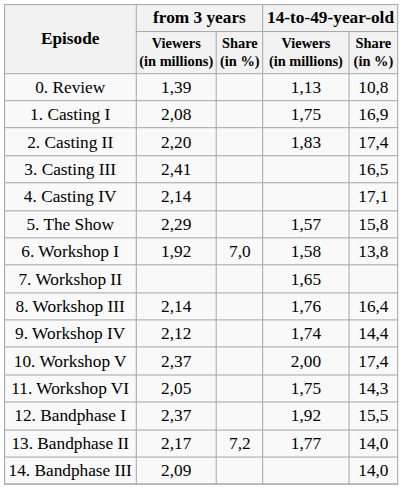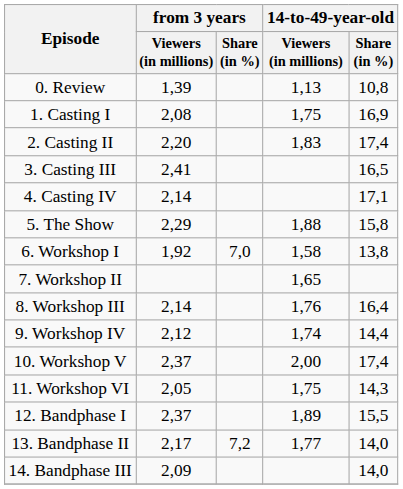(306, 224) 1,57 -> (306, 224) 1,88
(306, 415) 1,92 -> (306, 415) 1,89
